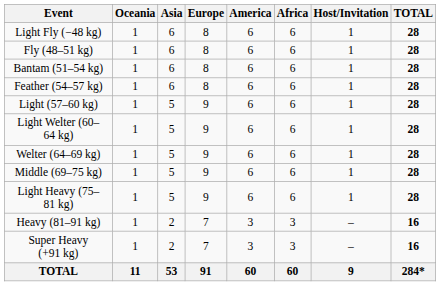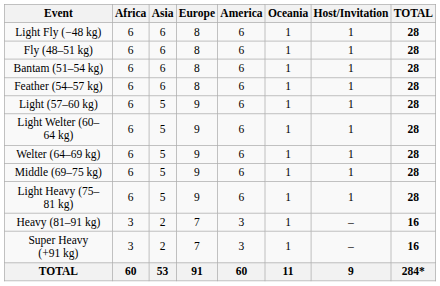columns swapped: (293, 13) <-> (135, 13)
